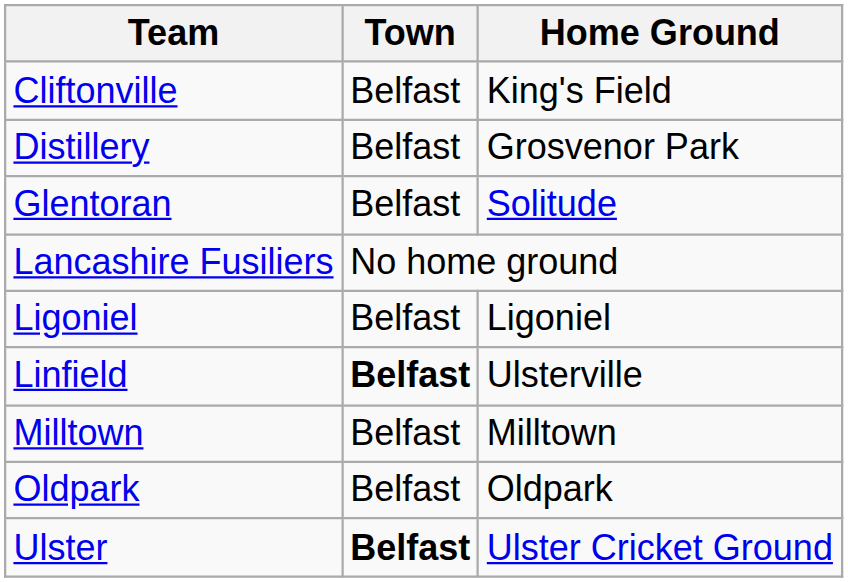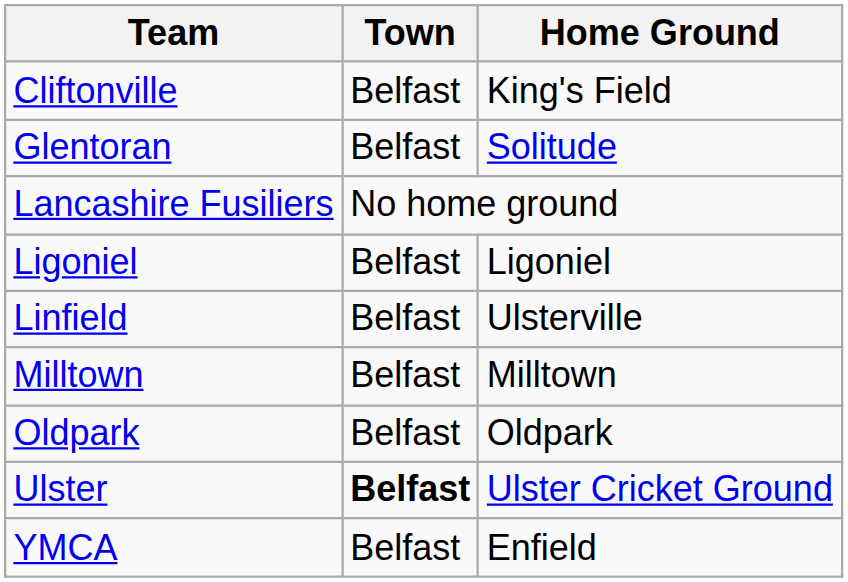- row: (81, 147)
(410, 375) bold -> (405, 318) normal
+ row: (65, 546)
